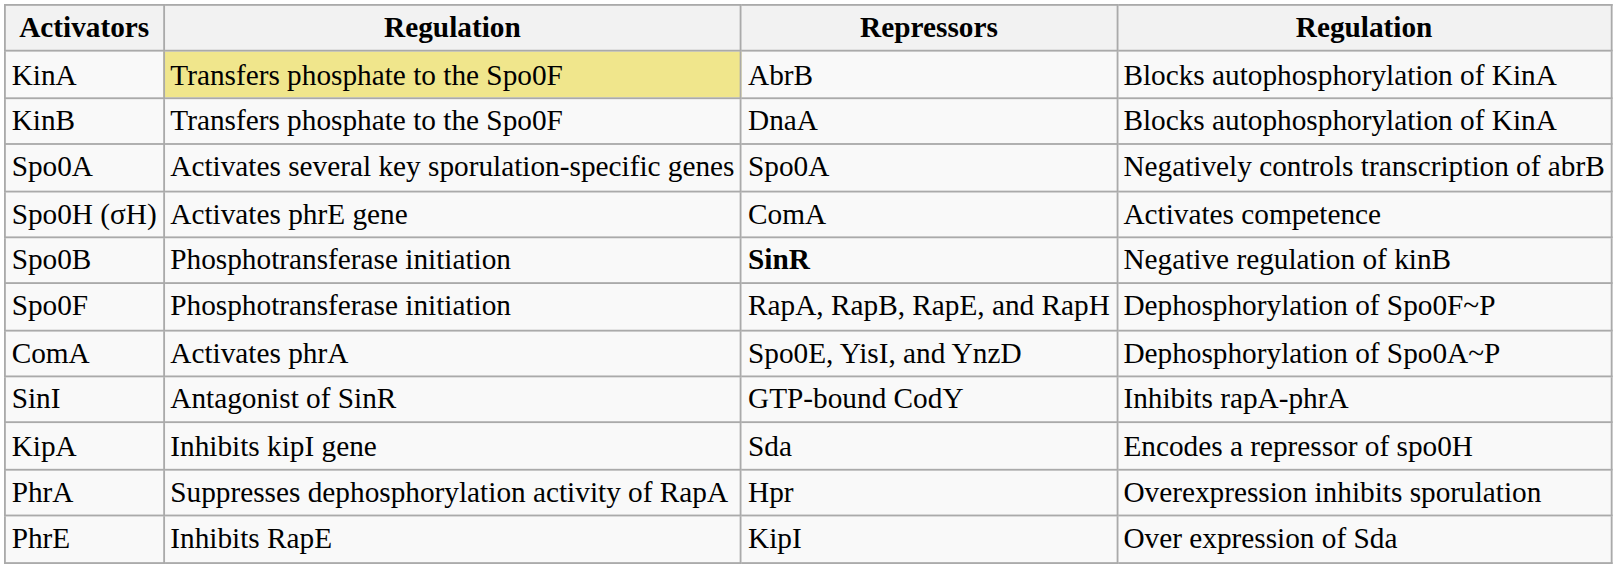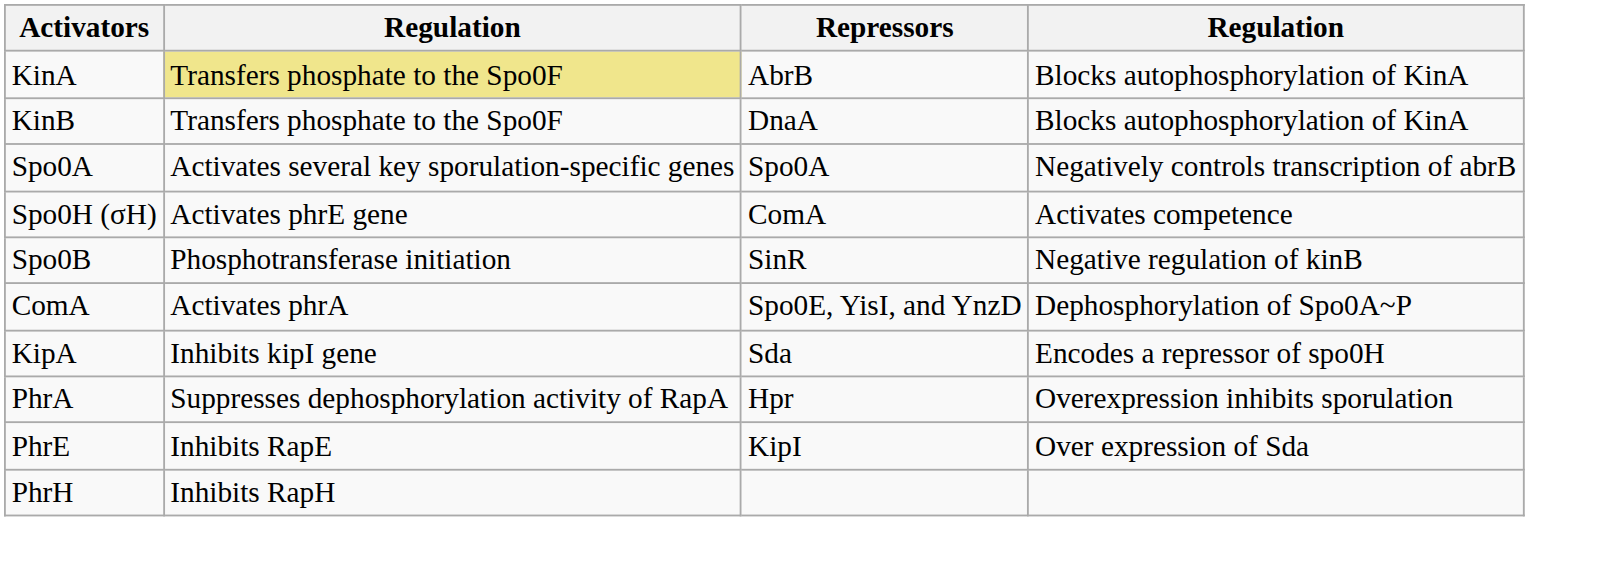(779, 259) bold -> (777, 259) normal
- row: (50, 306)
- row: (36, 399)
+ row: (43, 492)
